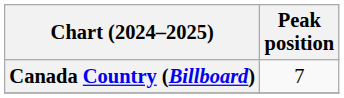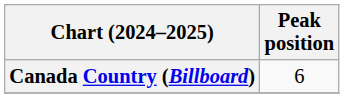(299, 76) 7 -> (299, 76) 6
